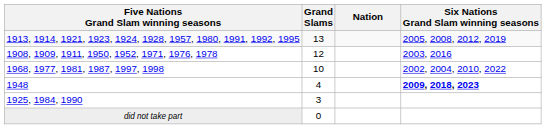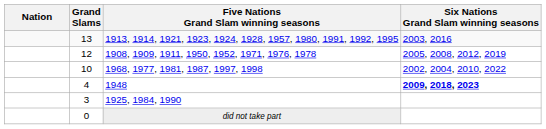columns swapped: (368, 17) <-> (153, 17)
(454, 38) 2005, 2008, 2012, 2019 -> (427, 38) 2003, 2016
(427, 54) 2003, 2016 -> (454, 54) 2005, 2008, 2012, 2019
